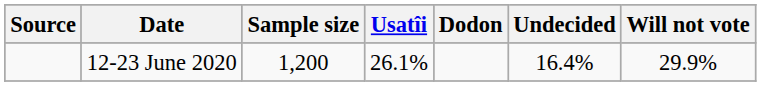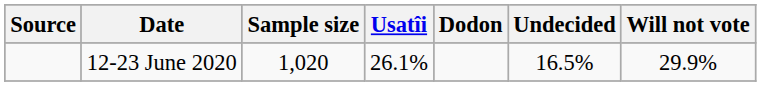(303, 62) 1,200 -> (303, 62) 1,020
(564, 62) 16.4% -> (564, 62) 16.5%
